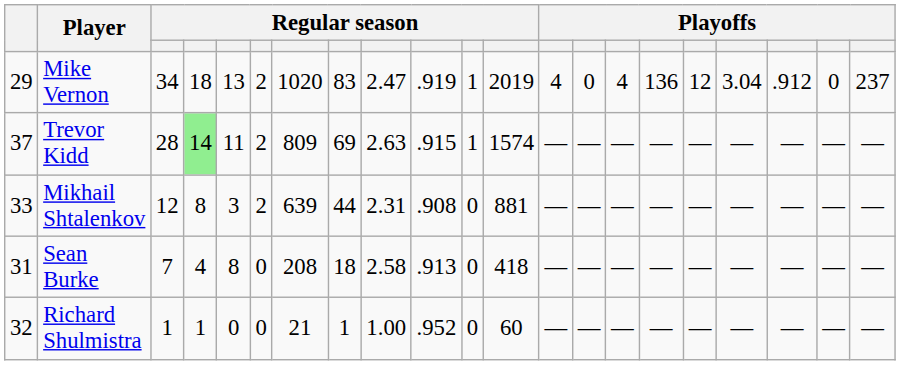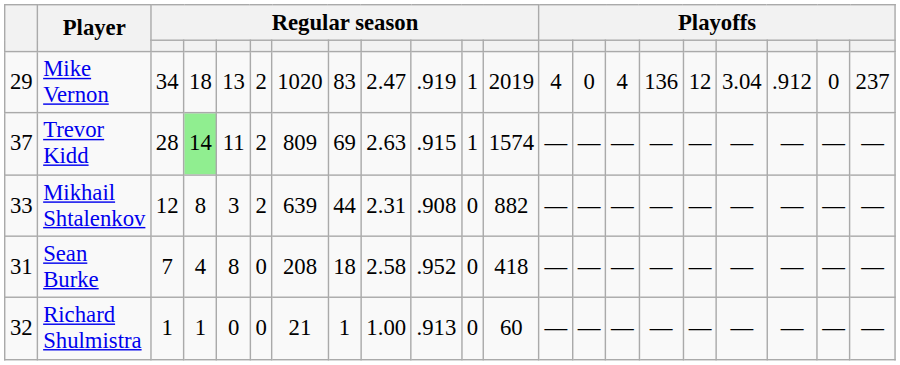(511, 204) 881 -> (511, 204) 882
(436, 266) .913 -> (436, 266) .952
(436, 328) .952 -> (436, 328) .913
